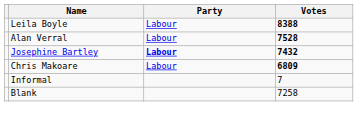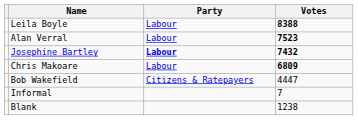(288, 39) 7528 -> (288, 39) 7523
+ row: (44, 80)
(288, 94) 7258 -> (288, 108) 1238
